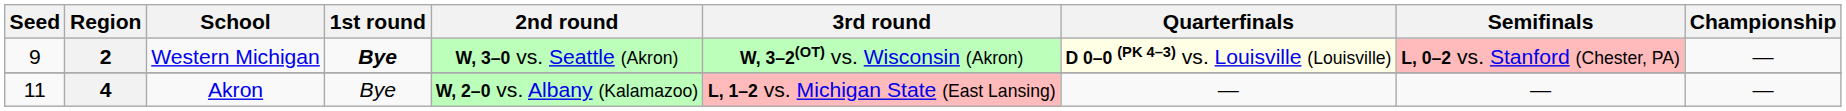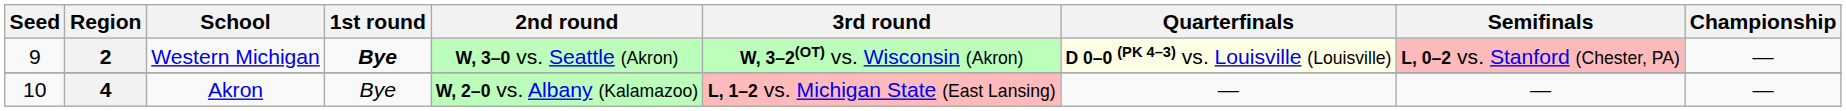(35, 90) 11 -> (35, 90) 10
